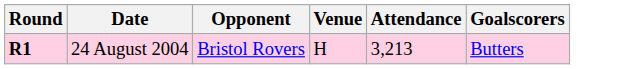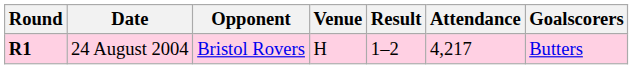+ column: (396, 19)
(392, 48) 3,213 -> (451, 48) 4,217
